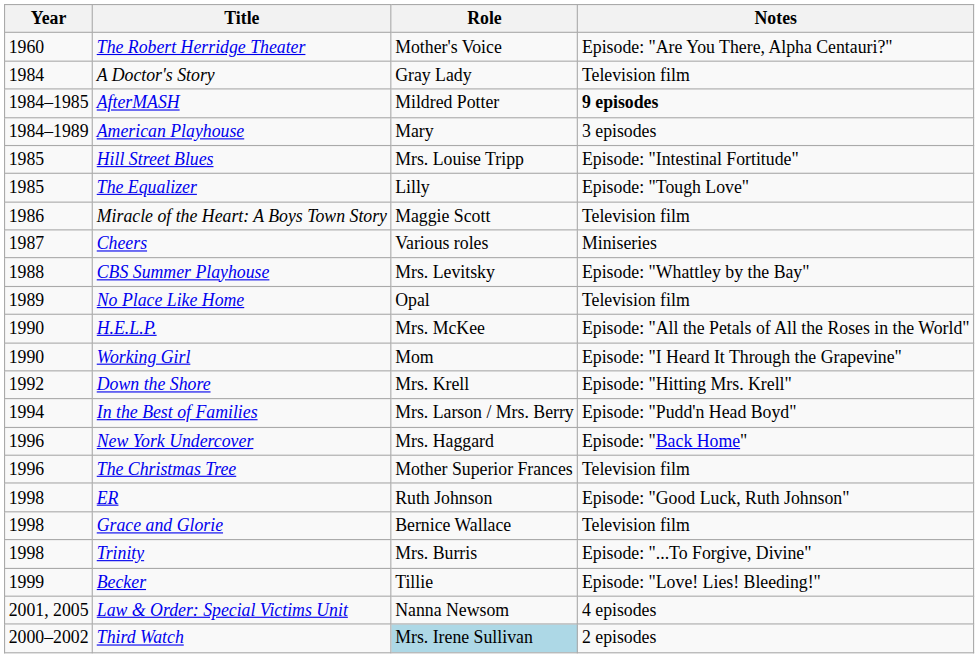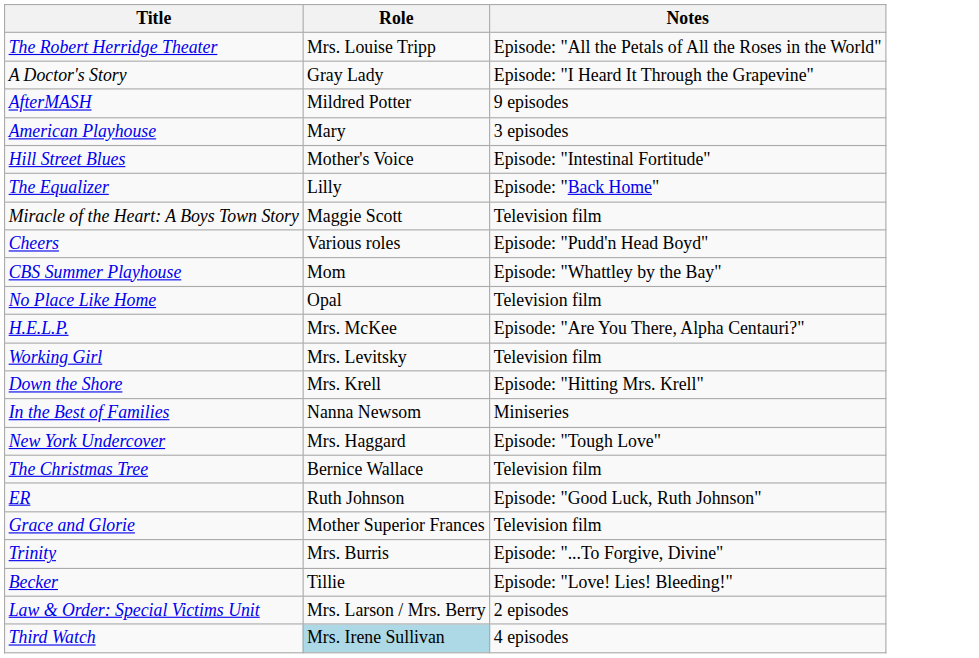- column: (49, 18)
(448, 46) Mother's Voice -> (371, 46) Mrs. Louise Tripp
(737, 46) Episode: "Are You There, Alpha Centauri?" -> (688, 46) Episode: "All the Petals of All the Roses in the World"
(636, 74) Television film -> (654, 74) Episode: "I Heard It Through the Grapevine"
(620, 103) bold -> (531, 103) normal
(460, 159) Mrs. Louise Tripp -> (360, 159) Mother's Voice
(666, 187) Episode: "Tough Love" -> (577, 187) Episode: "Back Home"
(619, 243) Miniseries -> (601, 243) Episode: "Pudd'n Head Boyd"
(445, 272) Mrs. Levitsky -> (326, 272) Mom
(776, 328) Episode: "All the Petals of All the Roses in the World" -> (649, 328) Episode: "Are You There, Alpha Centauri?"
(414, 356) Mom -> (357, 356) Mrs. Levitsky
(742, 356) Episode: "I Heard It Through the Grapevine" -> (548, 356) Television film
(484, 412) Mrs. Larson / Mrs. Berry -> (364, 412) Nanna Newsom
(689, 412) Episode: "Pudd'n Head Boyd" -> (531, 412) Miniseries
(665, 441) Episode: "Back Home" -> (577, 441) Episode: "Tough Love"
(484, 469) Mother Superior Frances -> (365, 469) Bernice Wallace
(453, 525) Bernice Wallace -> (396, 525) Mother Superior Frances
(452, 610) Nanna Newsom -> (396, 610) Mrs. Larson / Mrs. Berry
(619, 610) 4 episodes -> (531, 610) 2 episodes
(619, 638) 2 episodes -> (531, 638) 4 episodes
